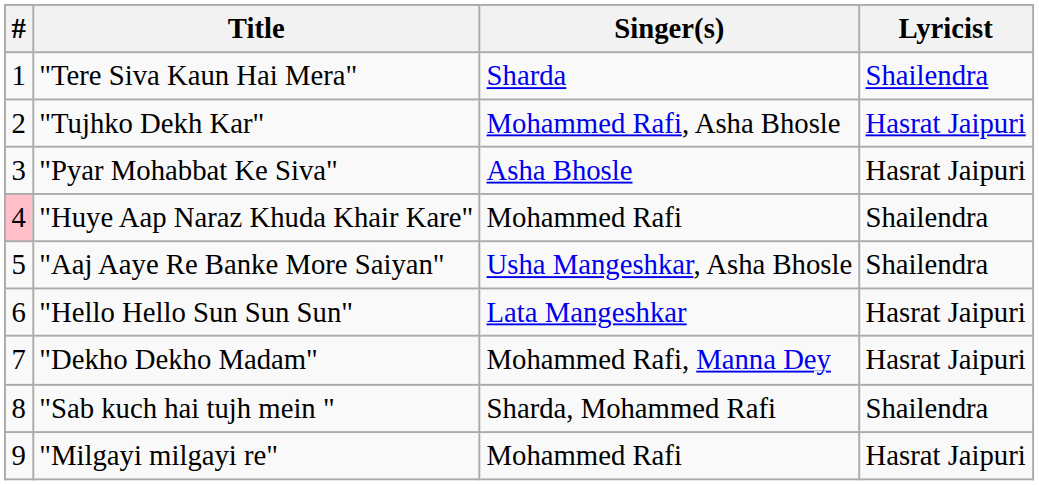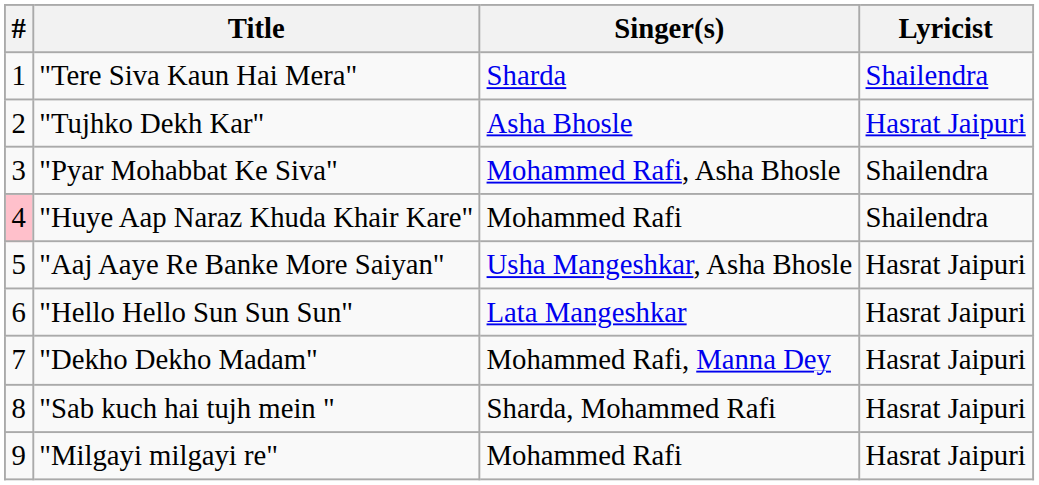(664, 123) Mohammed Rafi, Asha Bhosle -> (560, 123) Asha Bhosle
(560, 170) Asha Bhosle -> (664, 170) Mohammed Rafi, Asha Bhosle
(946, 170) Hasrat Jaipuri -> (927, 170) Shailendra
(927, 265) Shailendra -> (946, 265) Hasrat Jaipuri
(927, 407) Shailendra -> (946, 407) Hasrat Jaipuri
